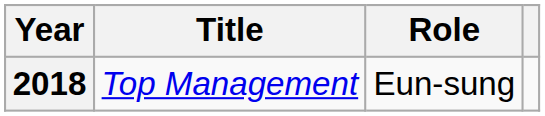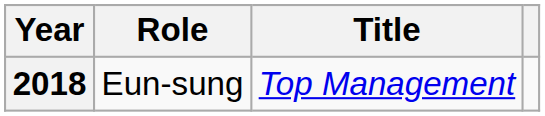columns swapped: (230, 30) <-> (444, 30)
